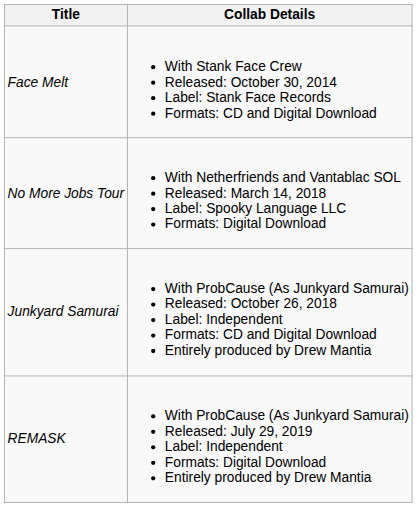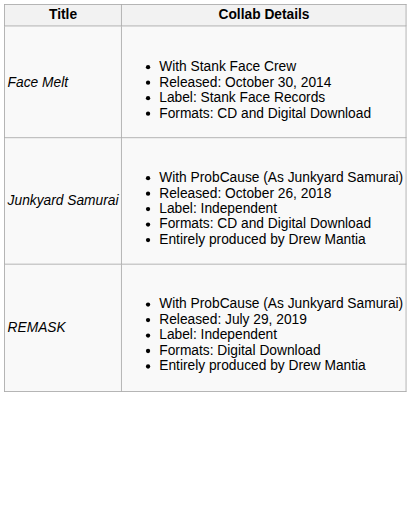- row: (66, 193)
